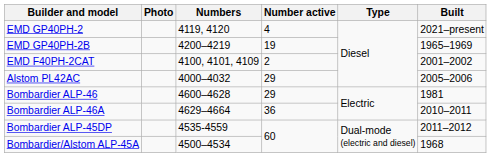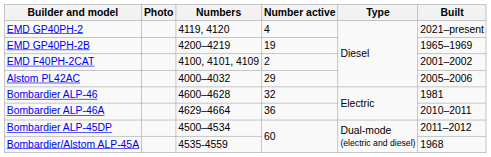(270, 95) 29 -> (270, 95) 32
(203, 128) 4535-4559 -> (204, 128) 4500–4534
(204, 144) 4500–4534 -> (203, 144) 4535-4559
